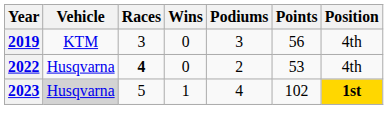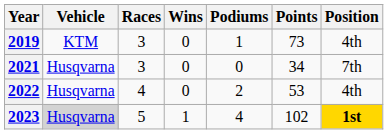(239, 41) 3 -> (239, 41) 1
(297, 41) 56 -> (297, 41) 73
+ row: (24, 66)
(141, 66) bold -> (141, 91) normal
